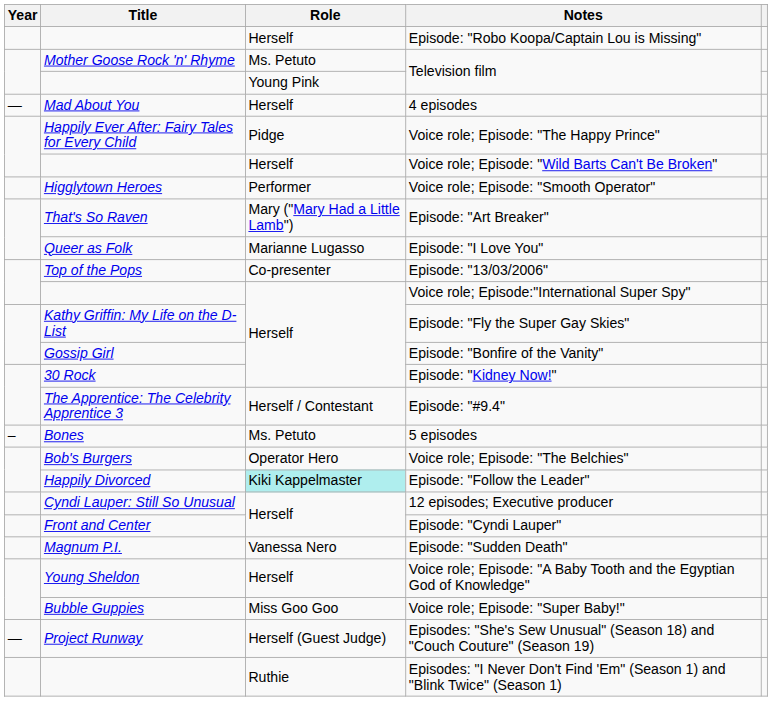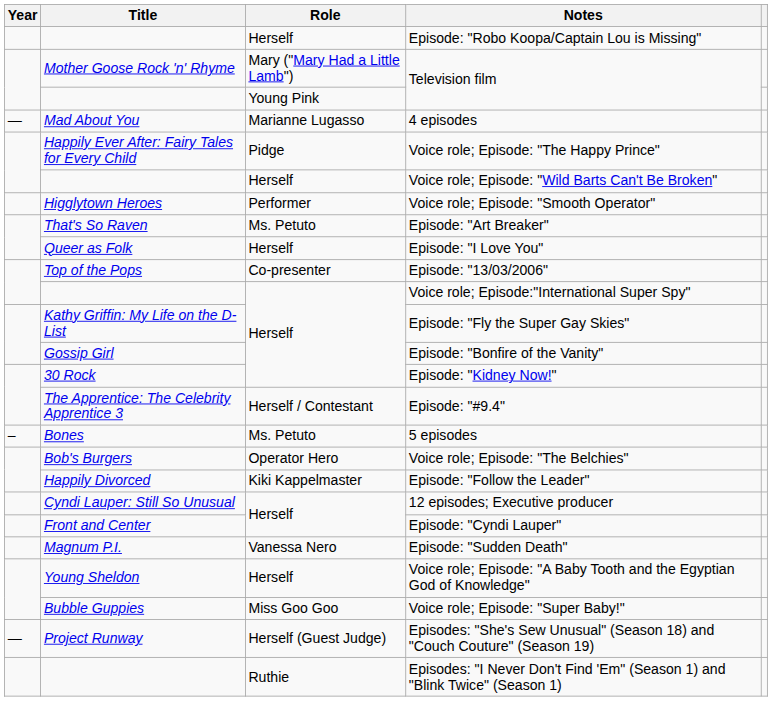(282, 60) Ms. Petuto -> (324, 68) Mary ("Mary Had a Little Lamb")
(271, 104) Herself -> (306, 120) Marianne Lugasso
(324, 218) Mary ("Mary Had a Little Lamb") -> (282, 225) Ms. Petuto
(306, 248) Marianne Lugasso -> (271, 248) Herself
(305, 480) paleturquoise background -> (305, 480) no background
